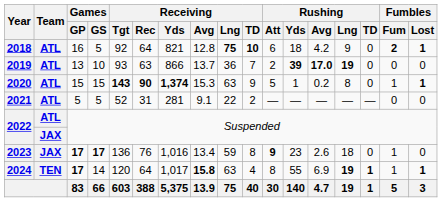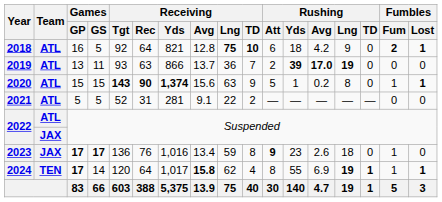(99, 65) 10 -> (99, 65) 11
(204, 83) 15.3 -> (204, 83) 15.6
(230, 170) 63 -> (230, 170) 62
